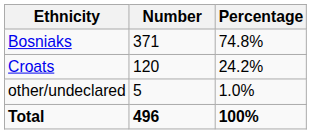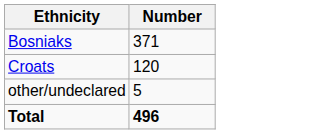- column: (261, 16)
